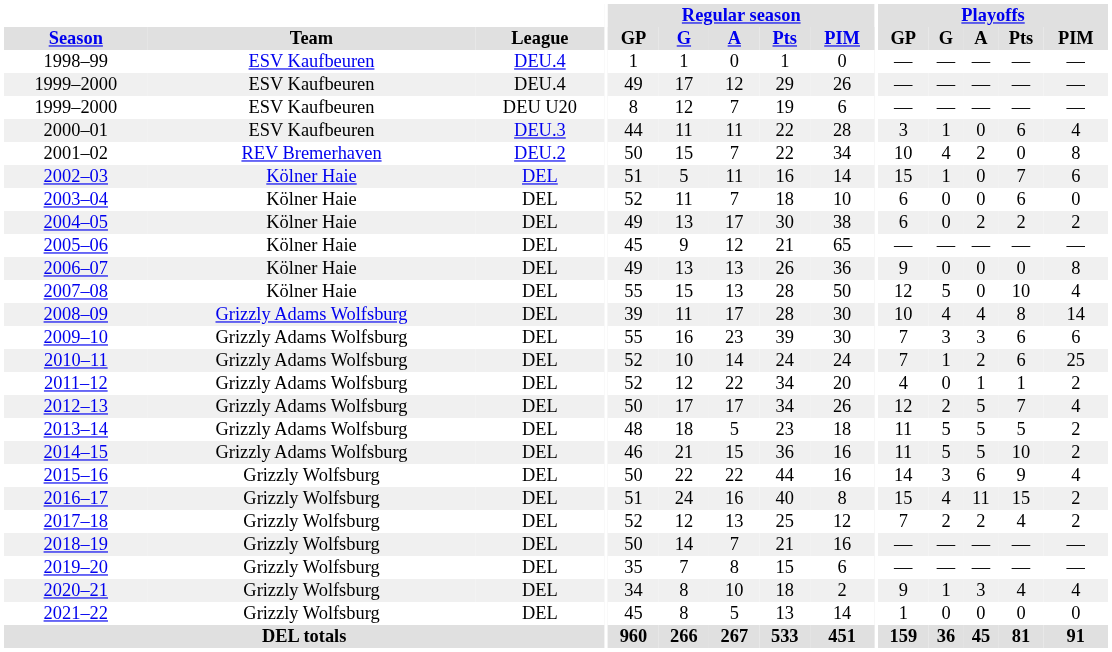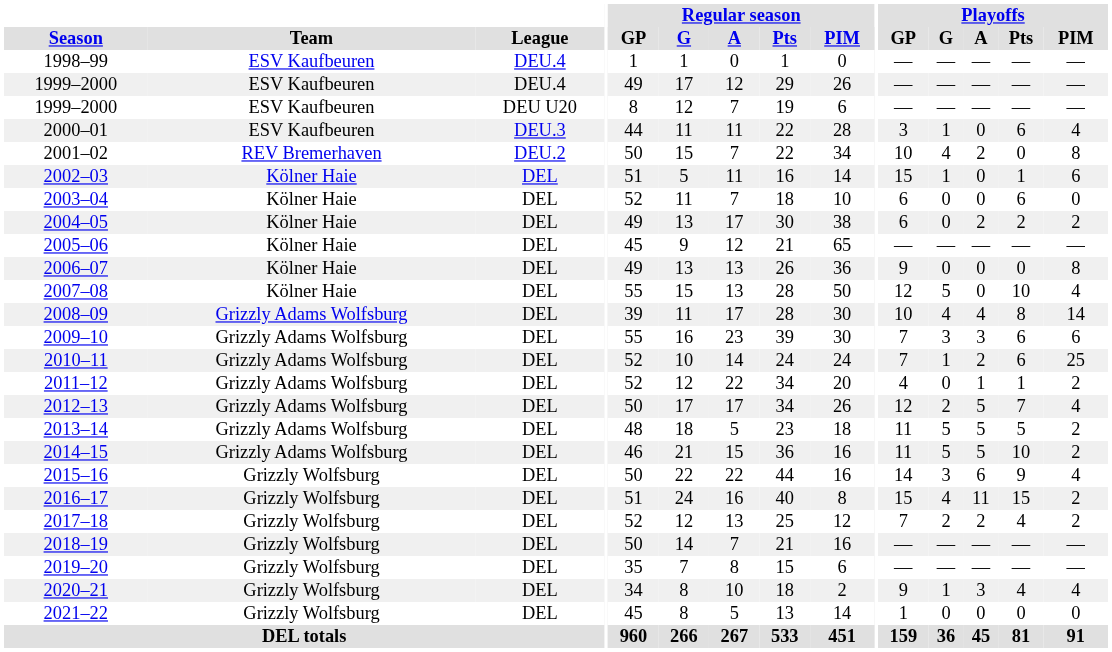(1021, 176) 7 -> (1021, 176) 1
